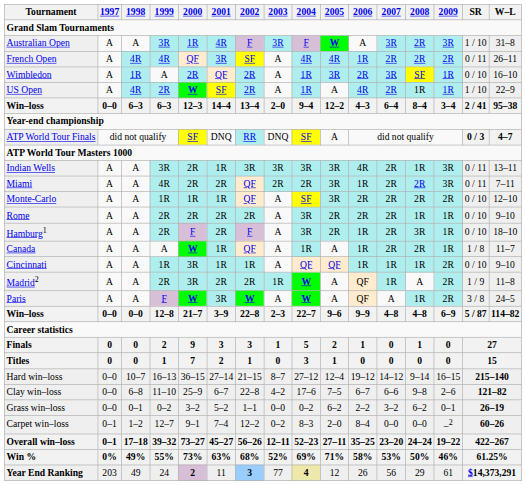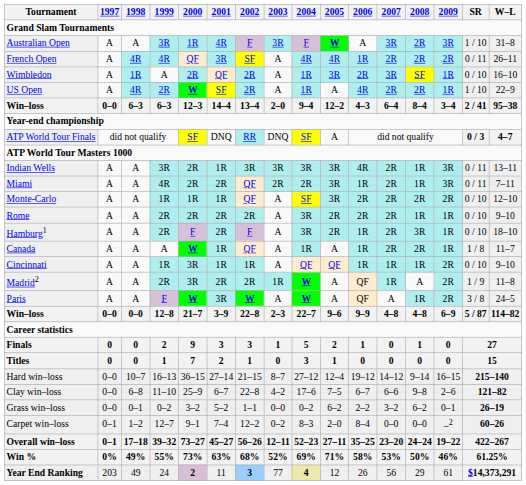(420, 89) 1R -> (420, 89) 2R
(420, 183) 2R -> (420, 183) 1R
